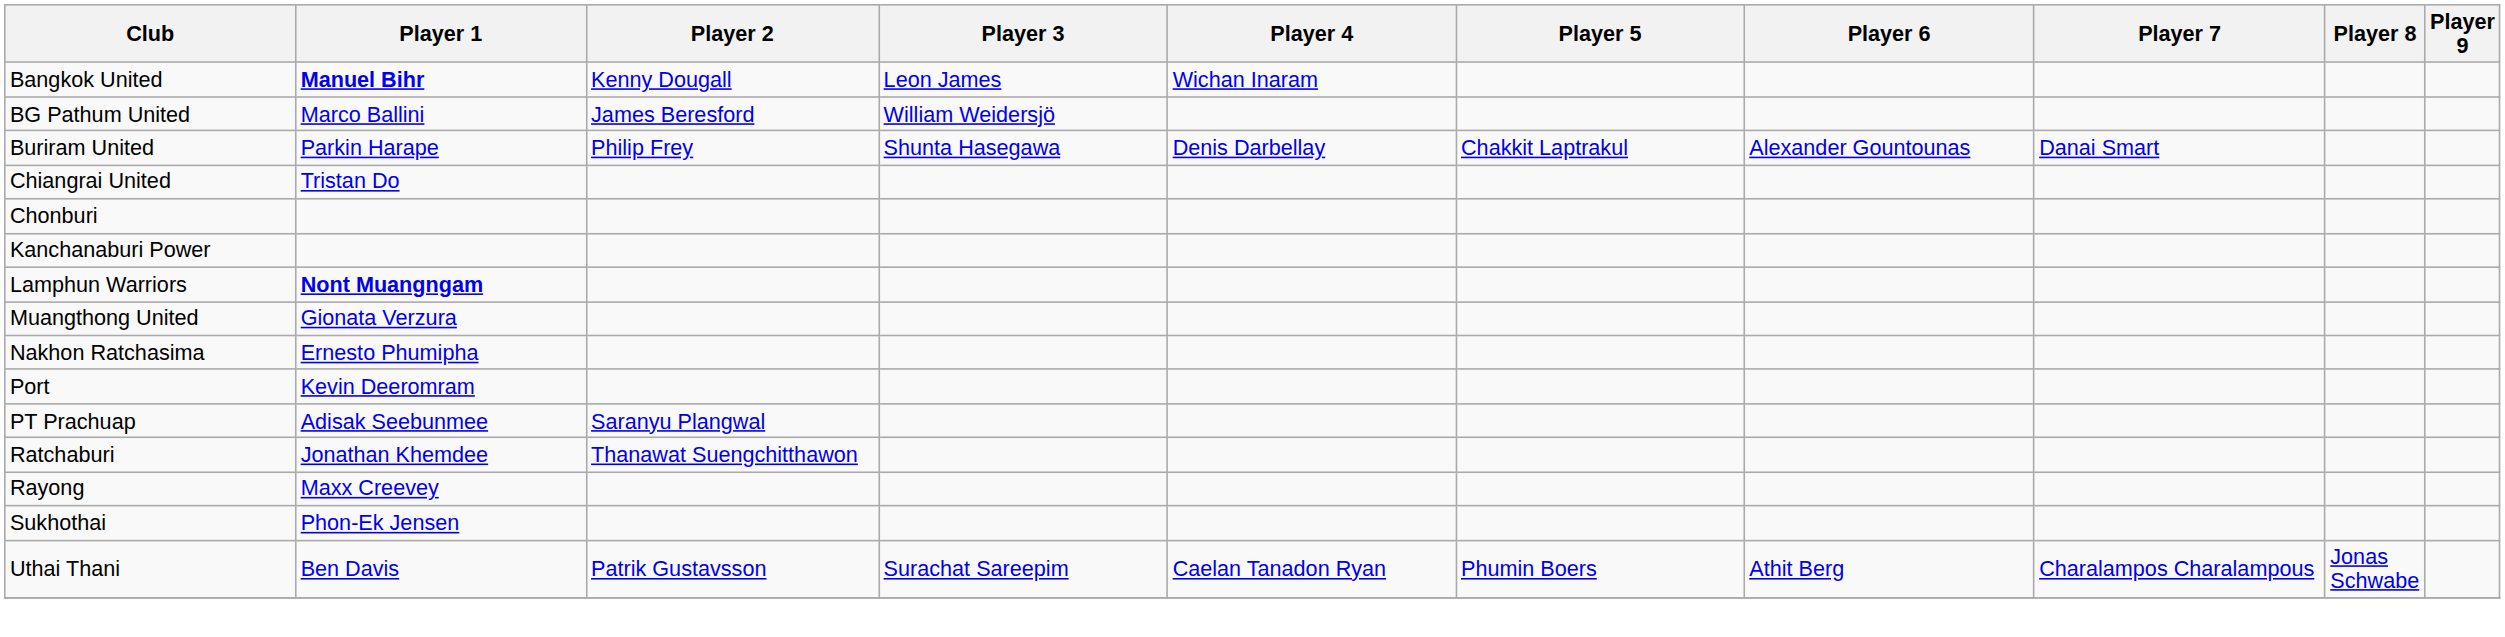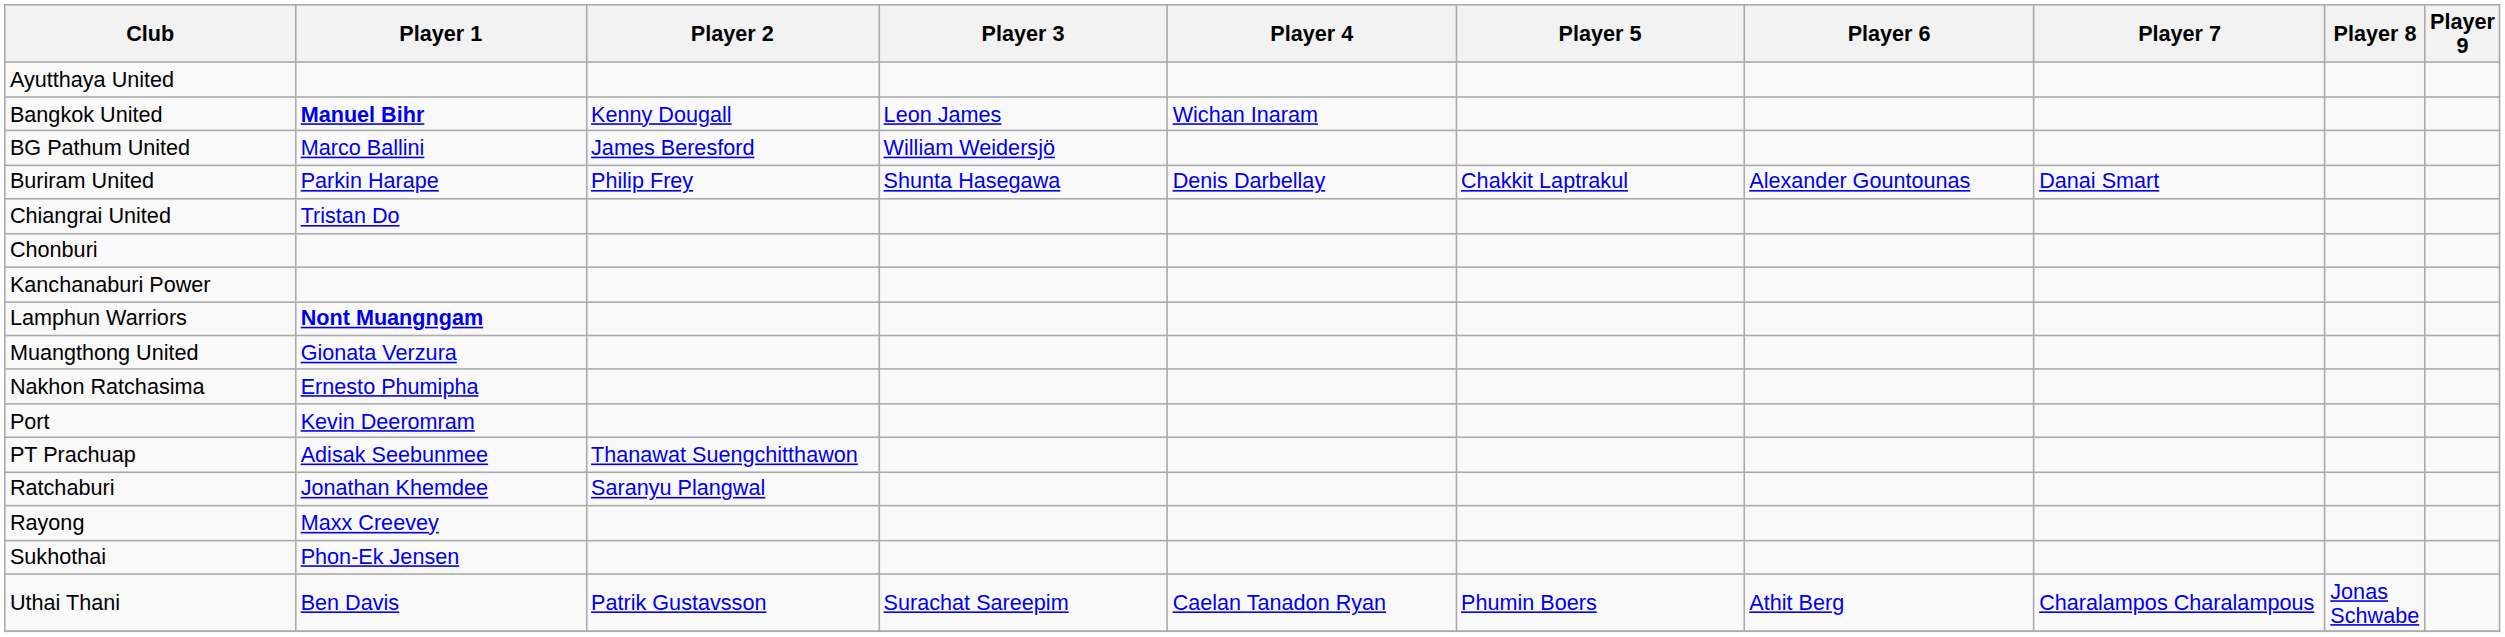+ row: (92, 79)
(678, 420) Saranyu Plangwal -> (724, 454) Thanawat Suengchitthawon
(724, 454) Thanawat Suengchitthawon -> (678, 488) Saranyu Plangwal
